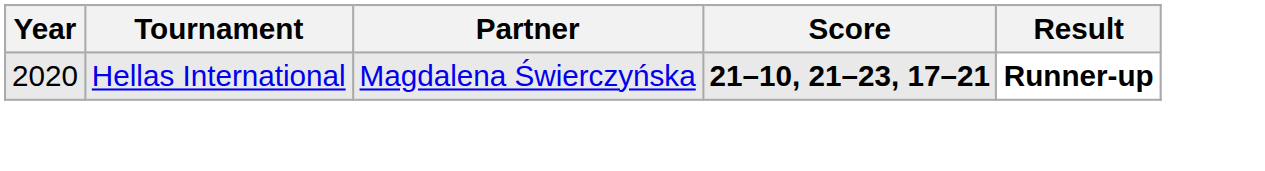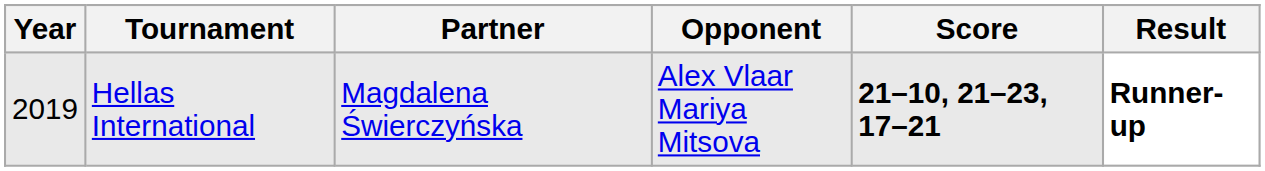+ column: (751, 29)
(45, 76) 2020 -> (45, 109) 2019
